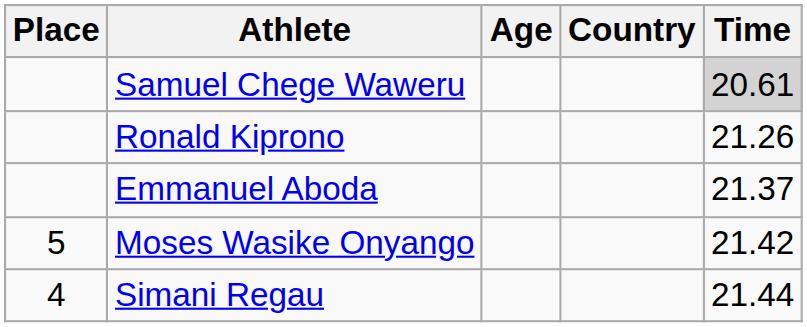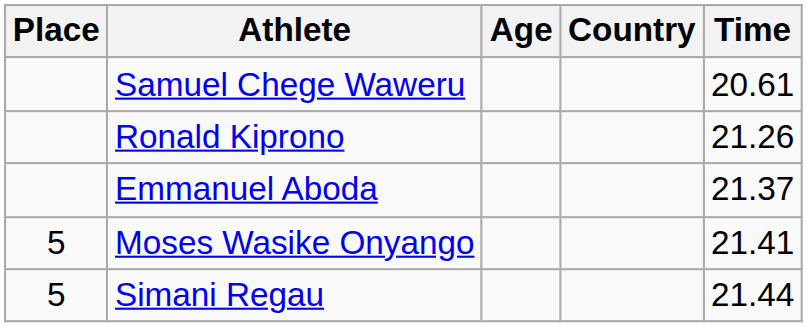(753, 83) lightgrey background -> (753, 83) no background
(753, 242) 21.42 -> (753, 242) 21.41
(56, 294) 4 -> (56, 294) 5
